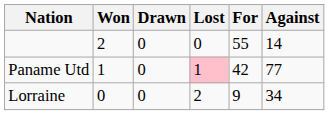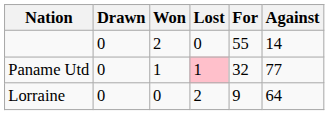columns swapped: (113, 17) <-> (162, 17)
(241, 69) 42 -> (241, 69) 32
(274, 95) 34 -> (274, 95) 64
